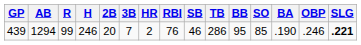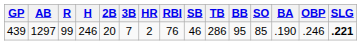(43, 31) 1294 -> (43, 31) 1297
